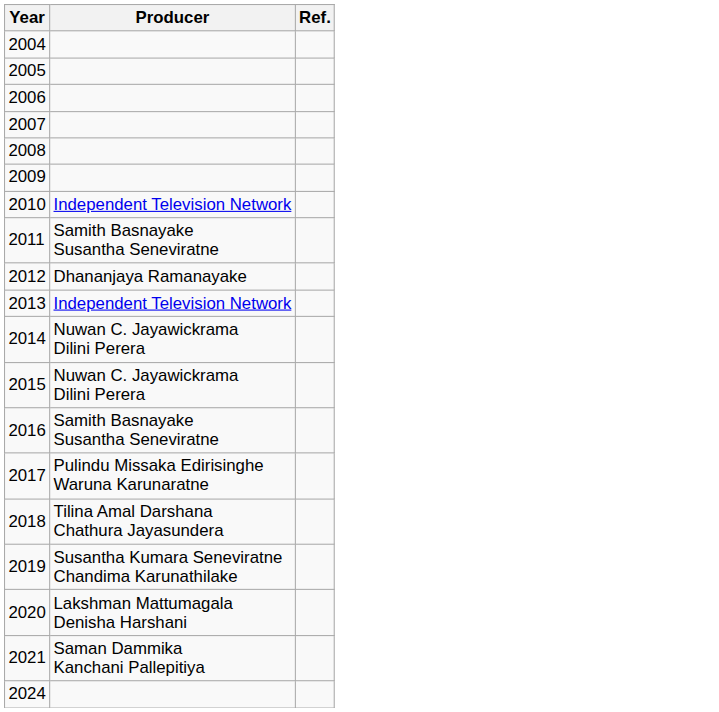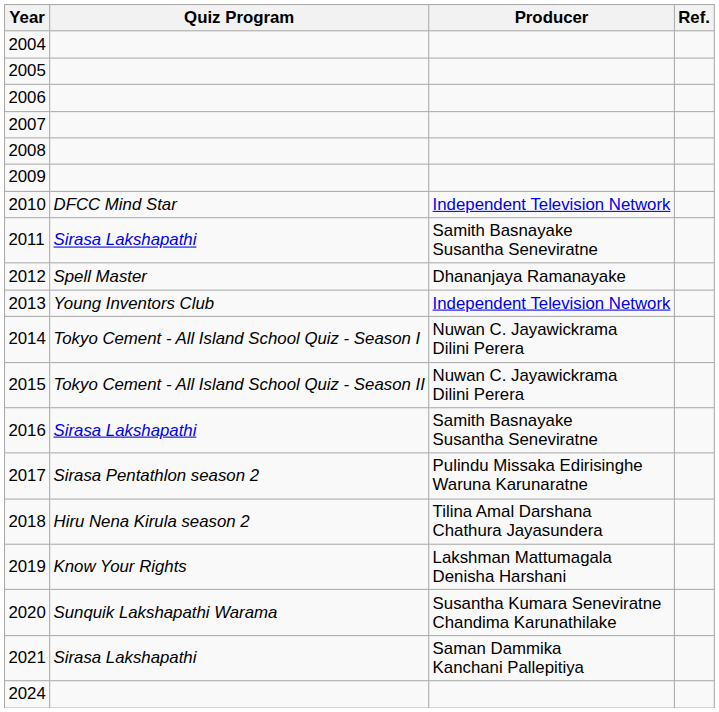+ column: (239, 17)
(168, 566) Susantha Kumara Seneviratne Chandima Karunathilake -> (522, 566) Lakshman Mattumagala Denisha Harshani
(143, 612) Lakshman Mattumagala Denisha Harshani -> (547, 612) Susantha Kumara Seneviratne Chandima Karunathilake
